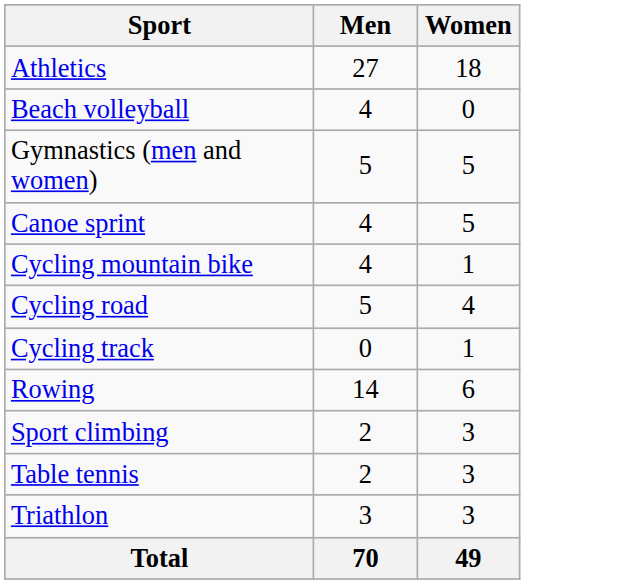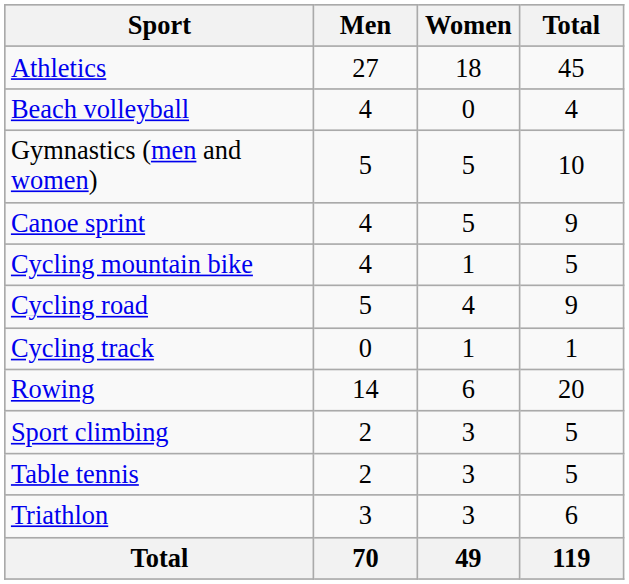+ column: (571, 25)
